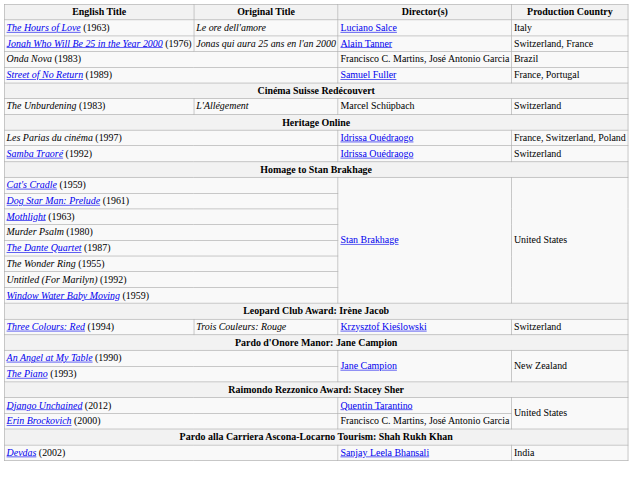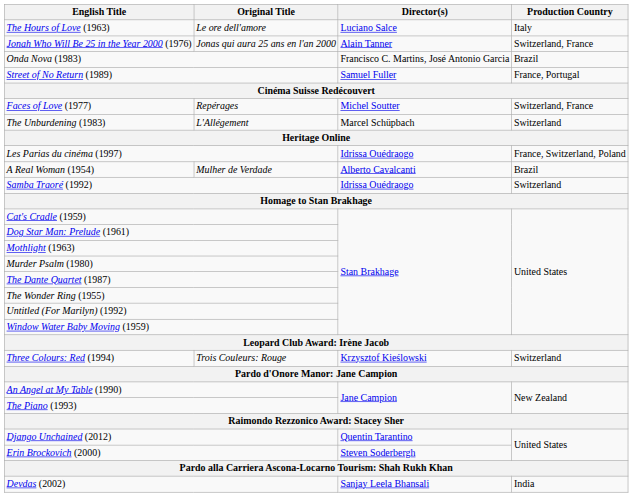+ row: (49, 106)
+ row: (50, 169)
(425, 421) Francisco C. Martins, José Antonio Garcia -> (378, 452) Steven Soderbergh
